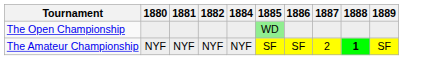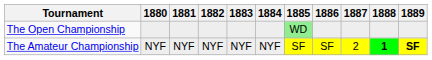+ column: (241, 13)
(384, 47) normal -> (413, 47) bold
